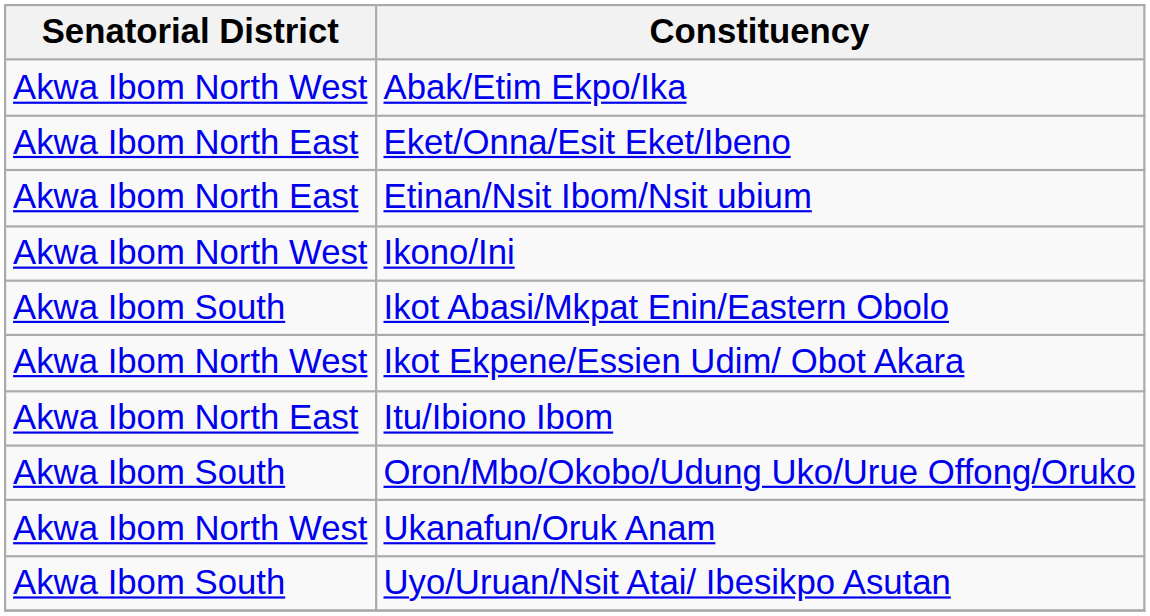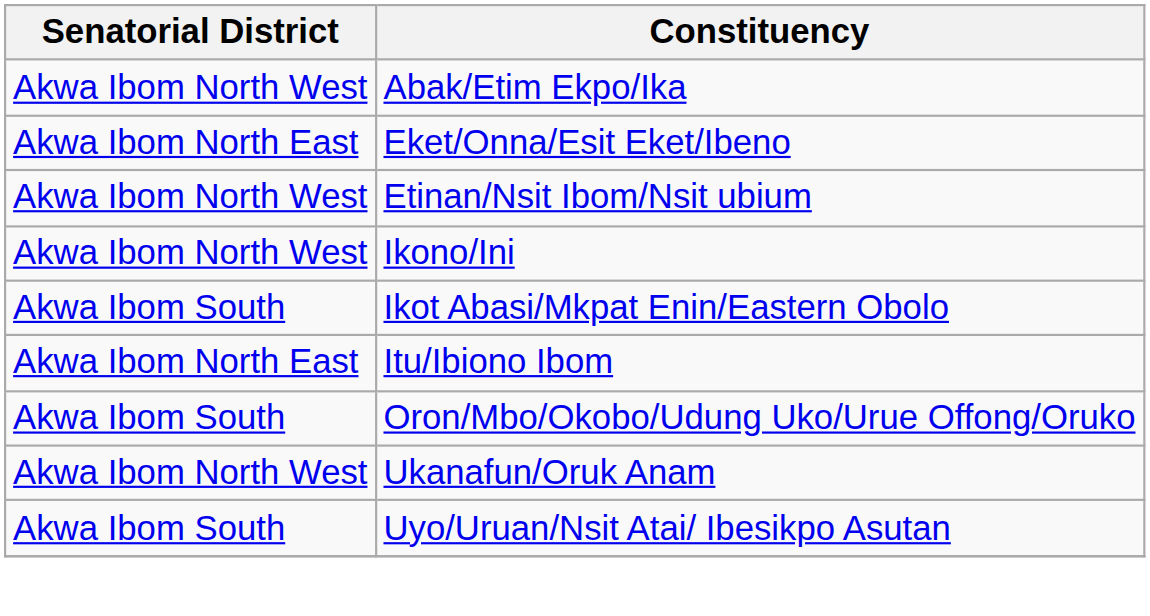(186, 197) Akwa Ibom North East -> (190, 197) Akwa Ibom North West
- row: (674, 362)
